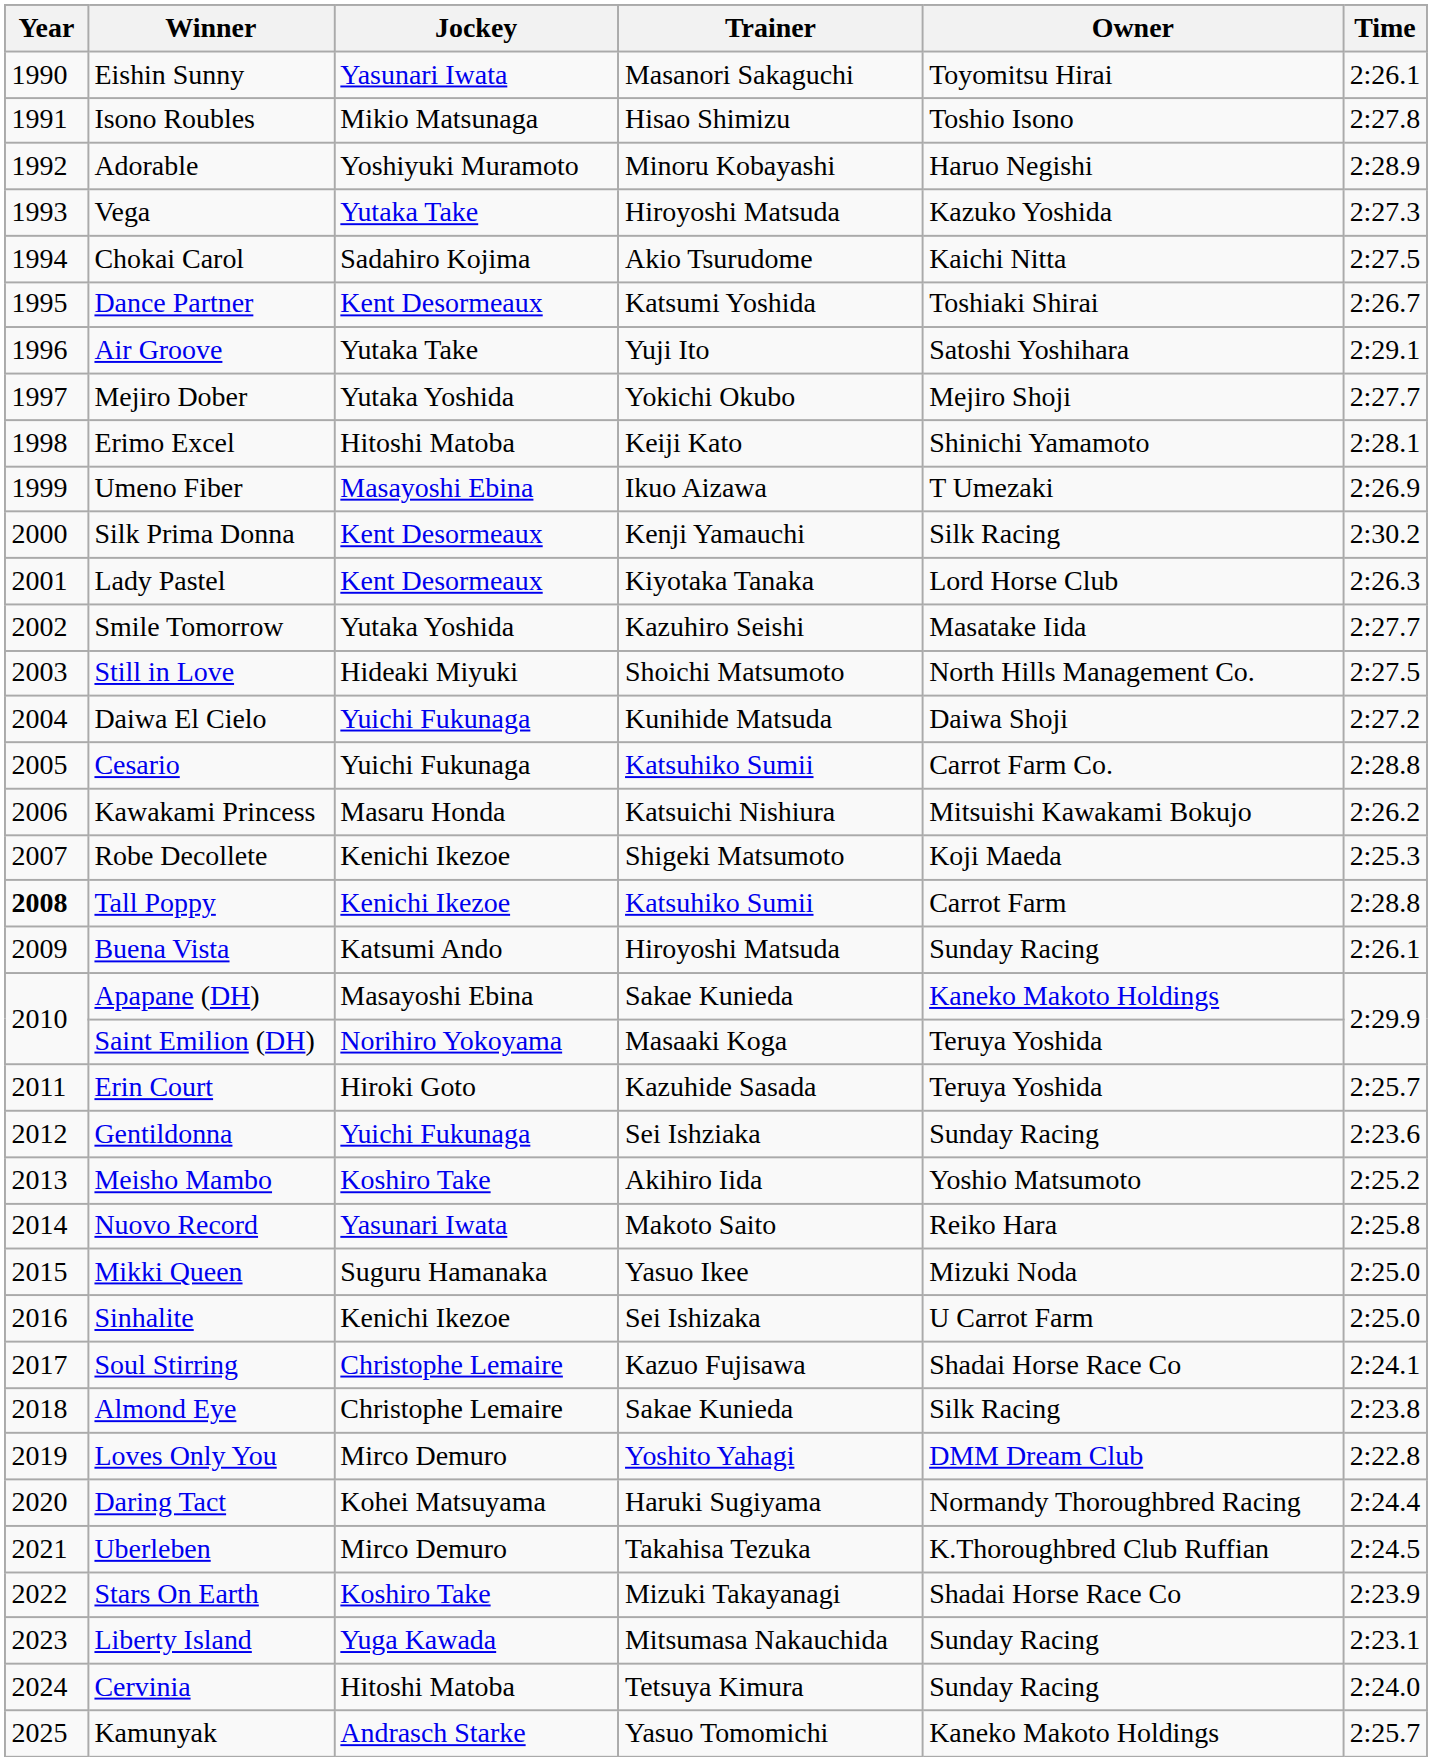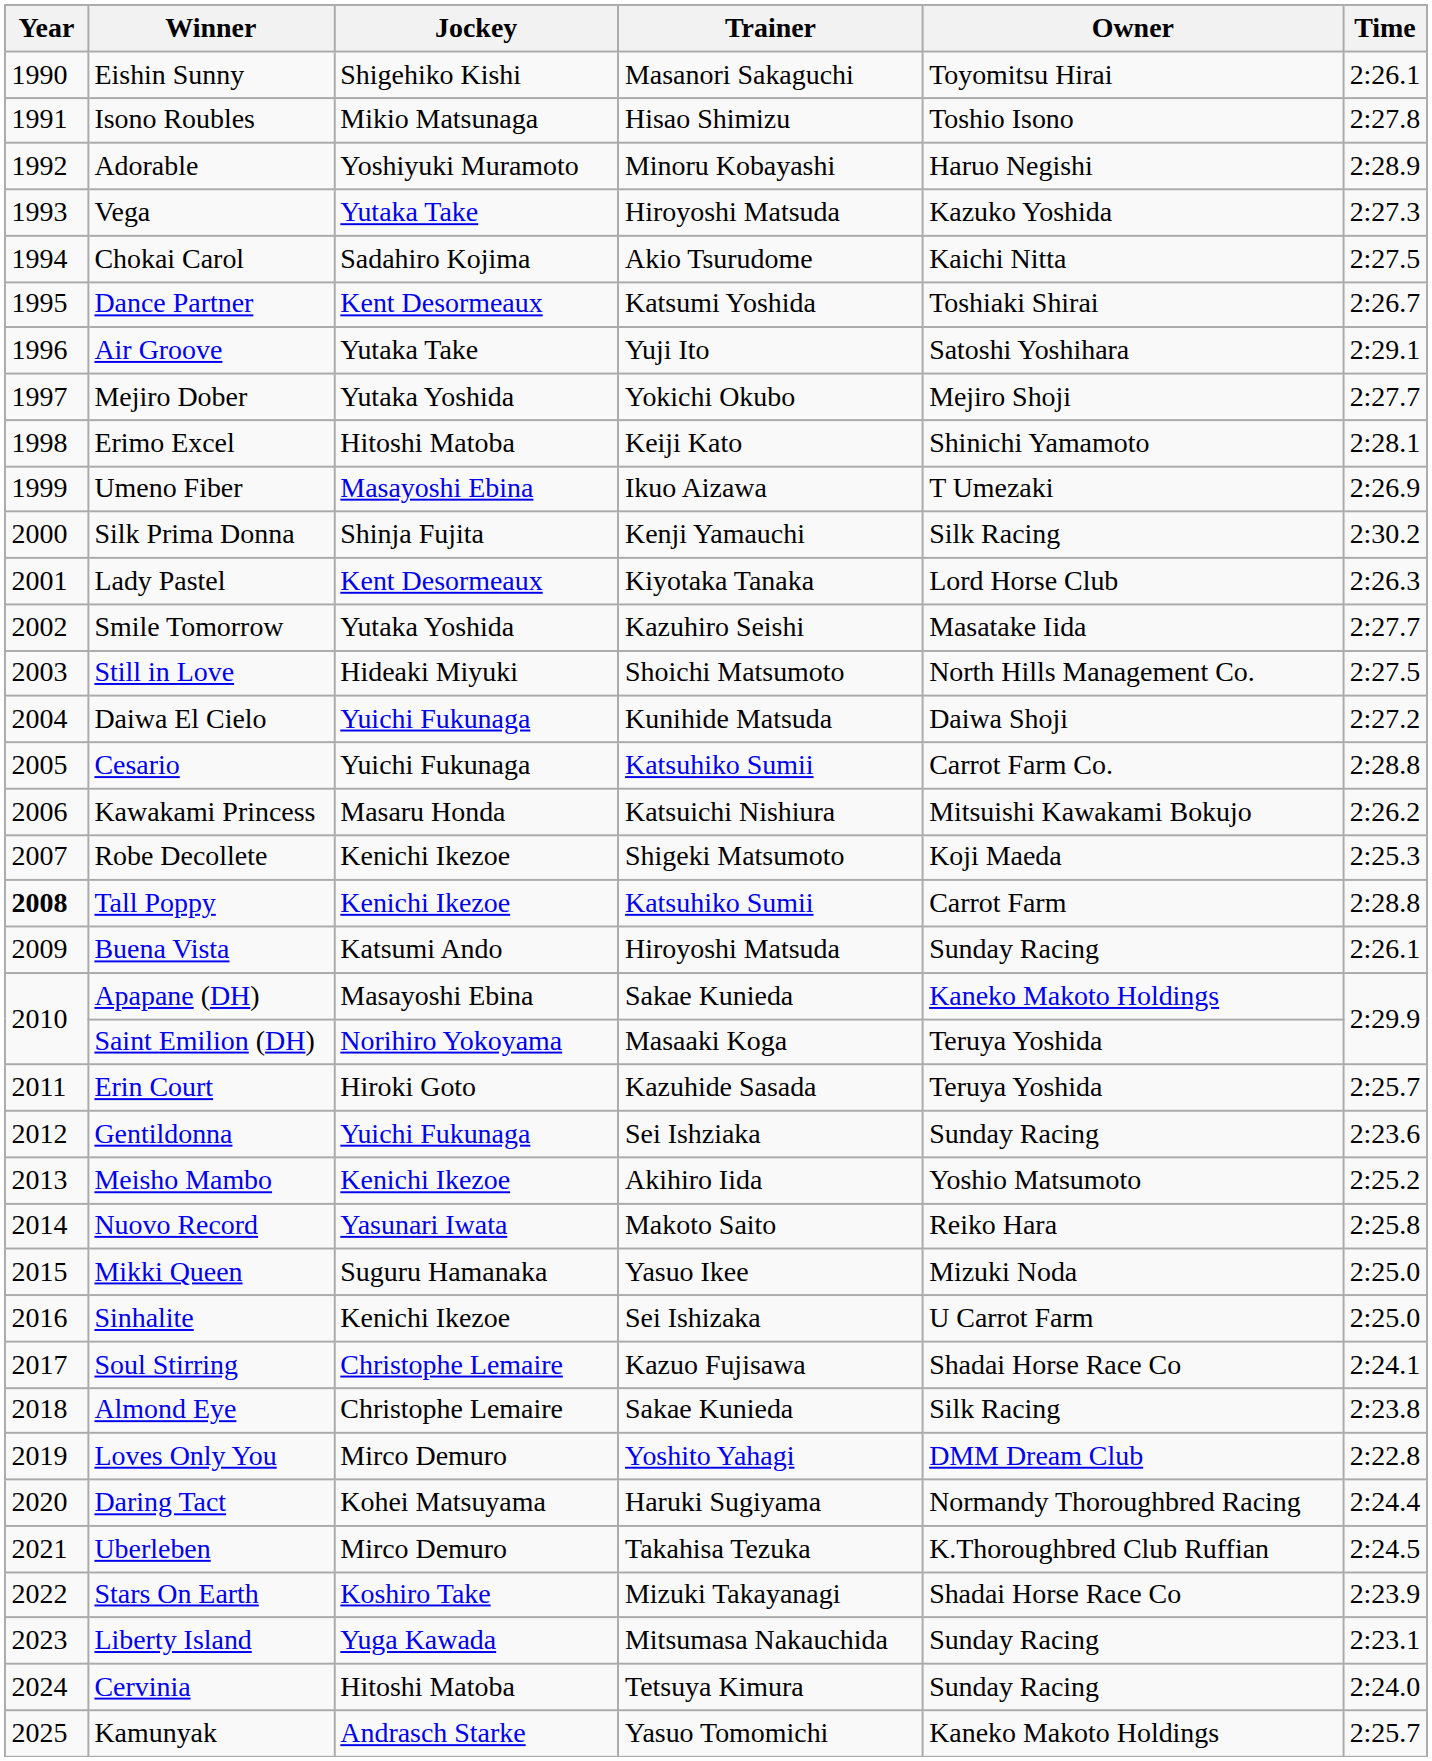(424, 74) Yasunari Iwata -> (431, 74) Shigehiko Kishi
(442, 534) Kent Desormeaux -> (412, 534) Shinja Fujita
(415, 1179) Koshiro Take -> (425, 1179) Kenichi Ikezoe
